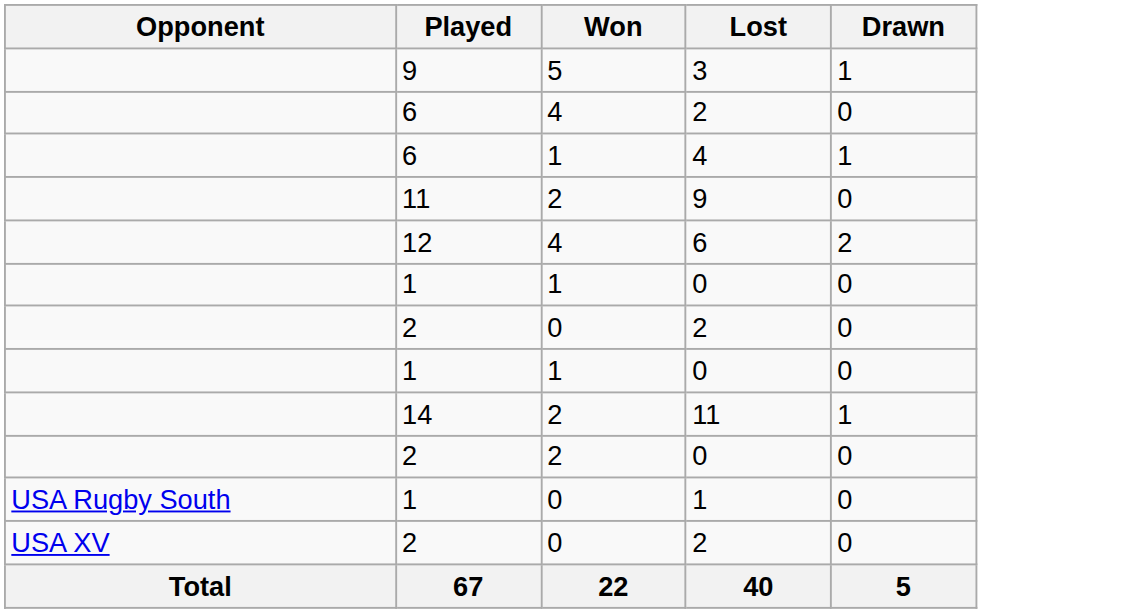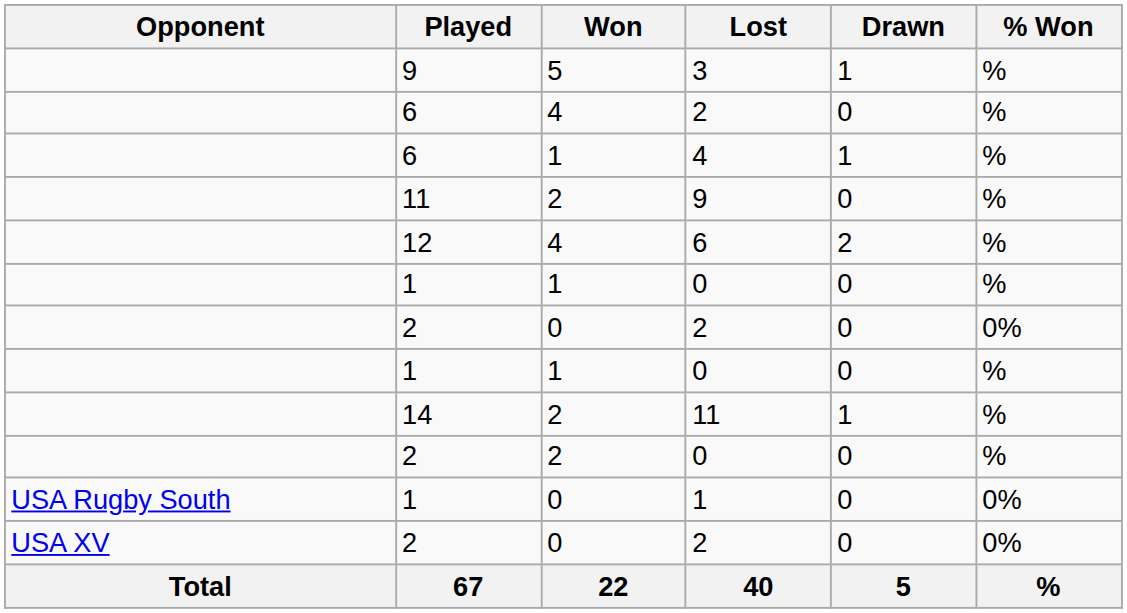+ column: (1048, 27)
